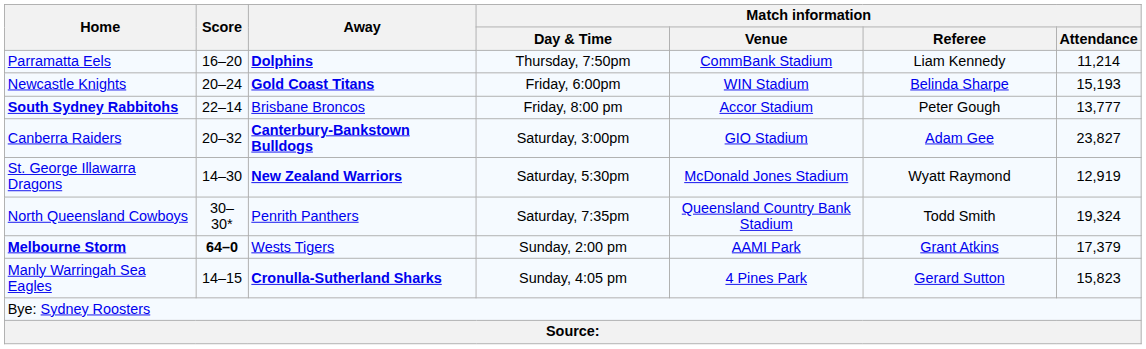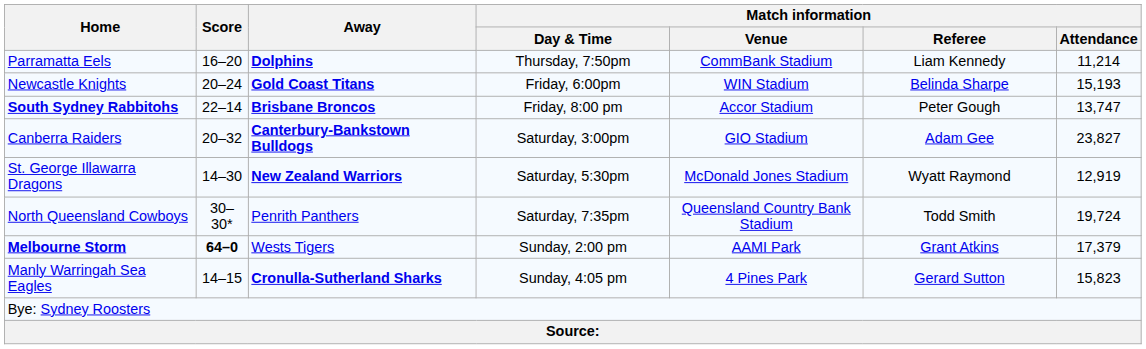(308, 107) normal -> (313, 107) bold
(1099, 107) 13,777 -> (1099, 107) 13,747
(1099, 216) 19,324 -> (1099, 216) 19,724
